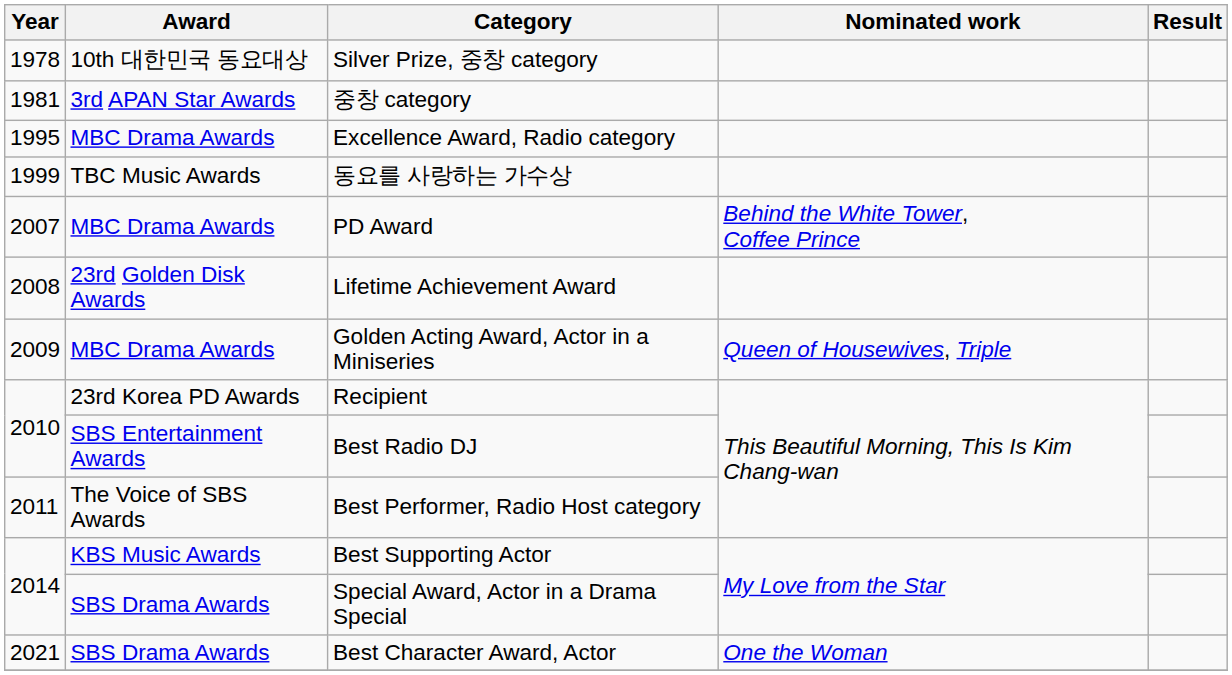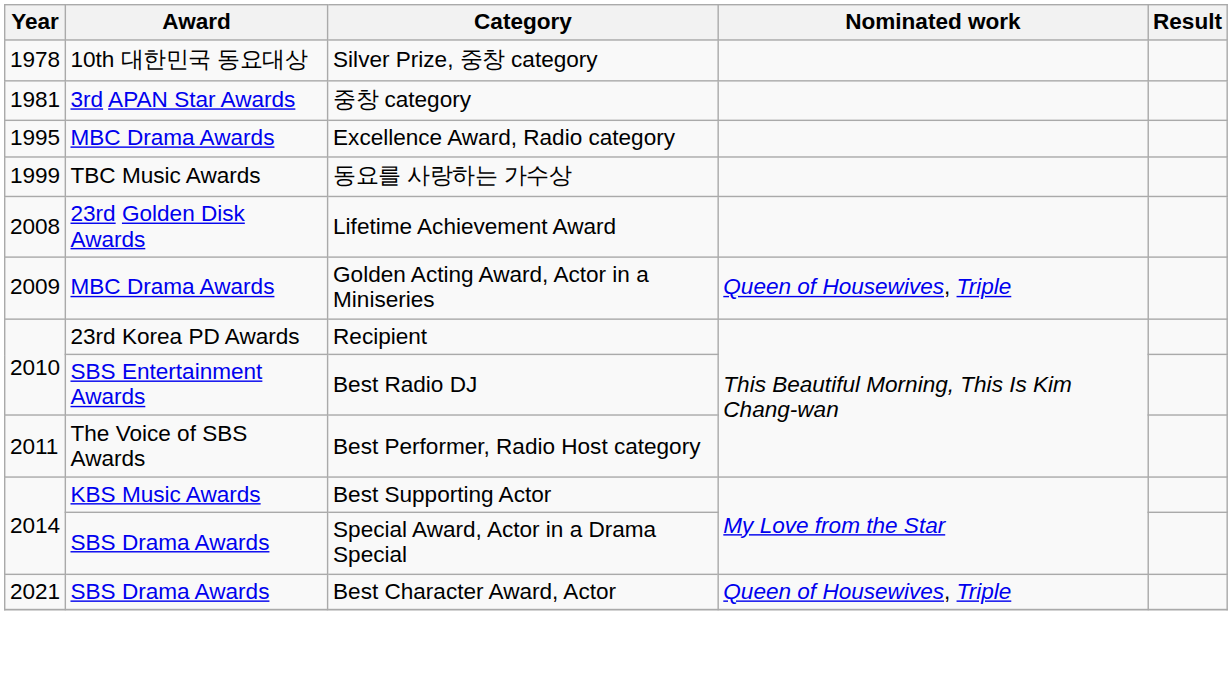- row: (383, 226)
(805, 652) One the Woman -> (867, 591) Queen of Housewives, Triple
